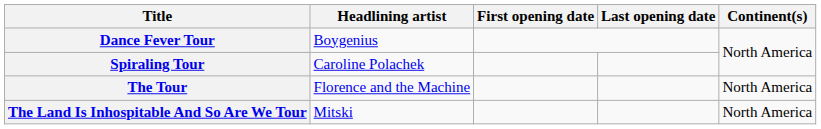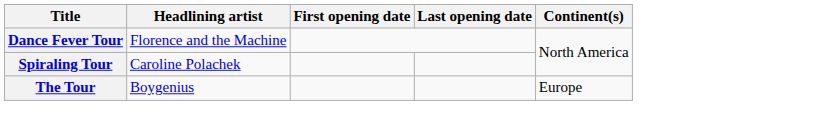(346, 40) Boygenius -> (208, 40) Florence and the Machine
(392, 87) Florence and the Machine -> (162, 87) Boygenius
(767, 87) North America -> (560, 87) Europe
- row: (157, 111)
